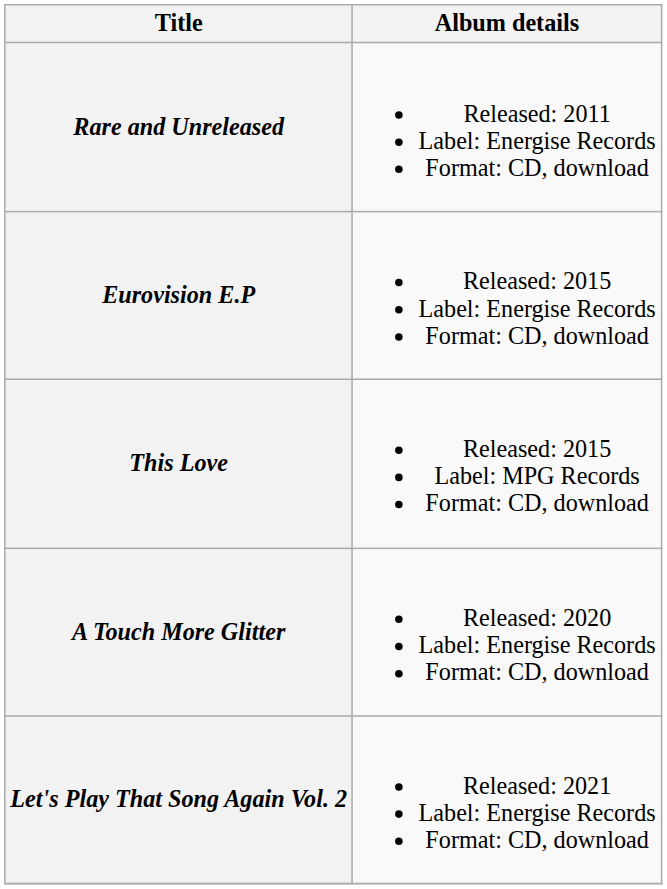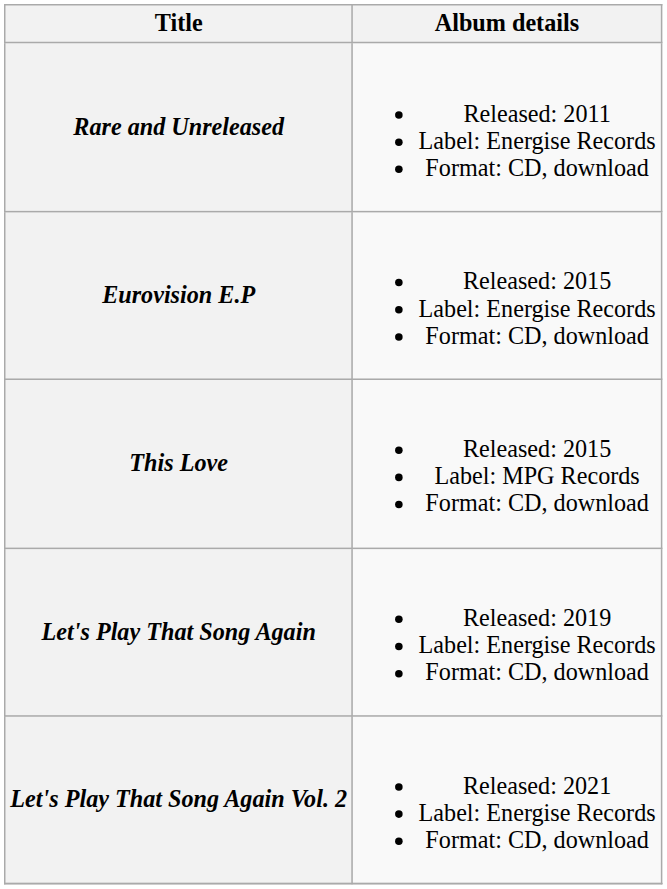+ row: (179, 631)
- row: (179, 631)
